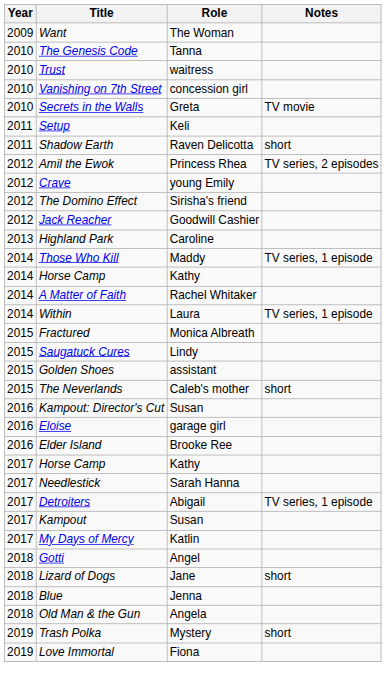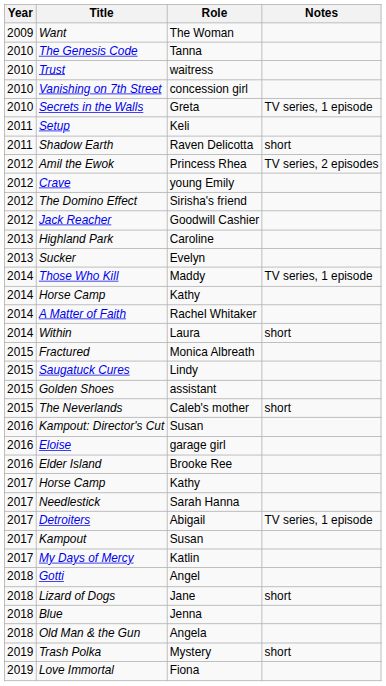(290, 107) TV movie -> (319, 107) TV series, 1 episode
+ row: (20, 257)
(319, 314) TV series, 1 episode -> (278, 333) short
